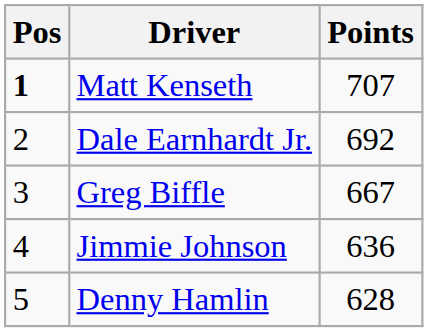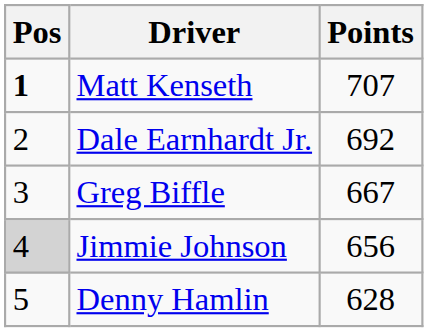(21, 246) no background -> (21, 246) lightgrey background
(371, 246) 636 -> (371, 246) 656
